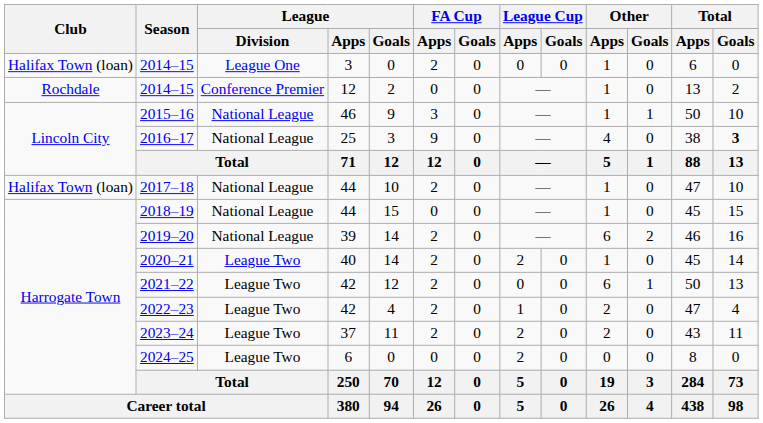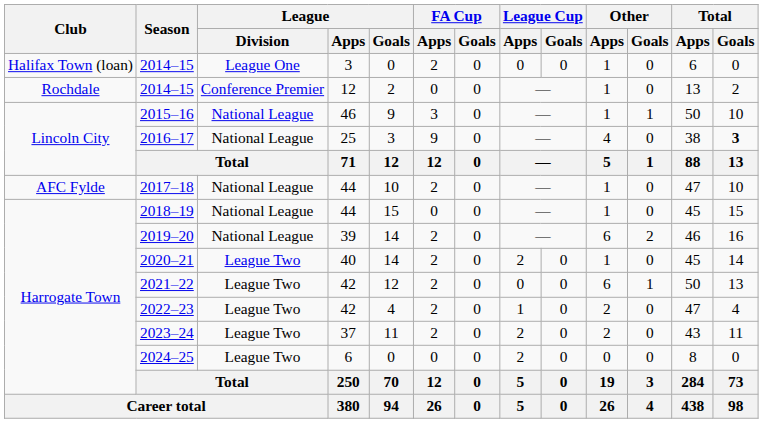(70, 187) Halifax Town (loan) -> (70, 187) AFC Fylde
